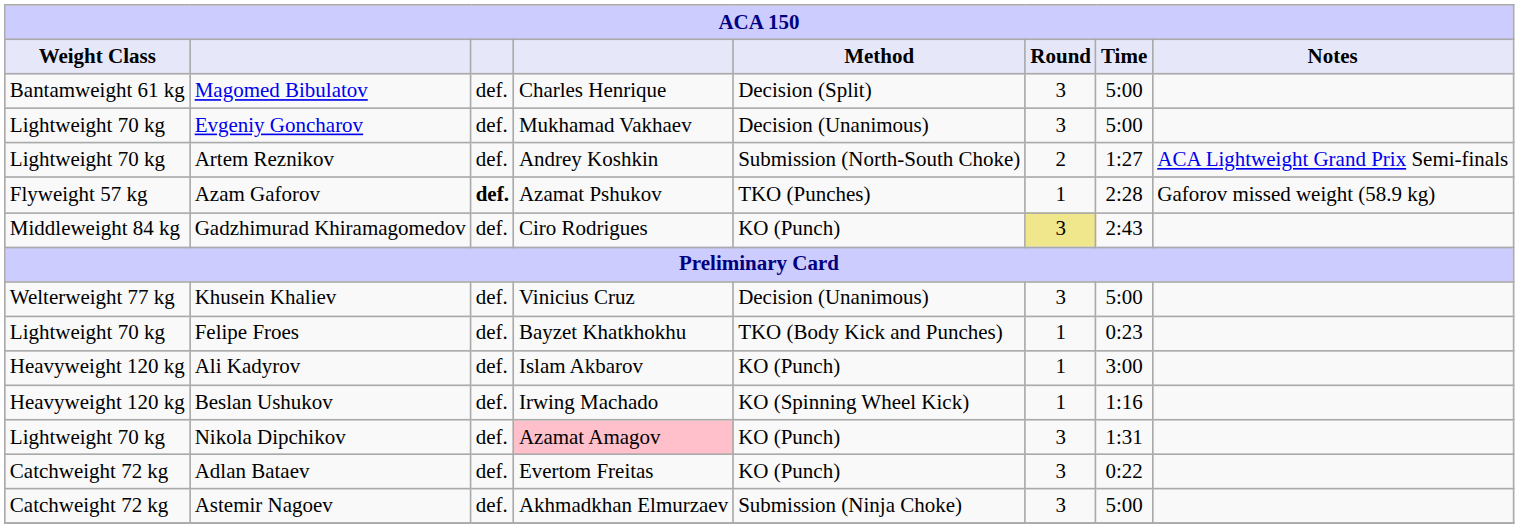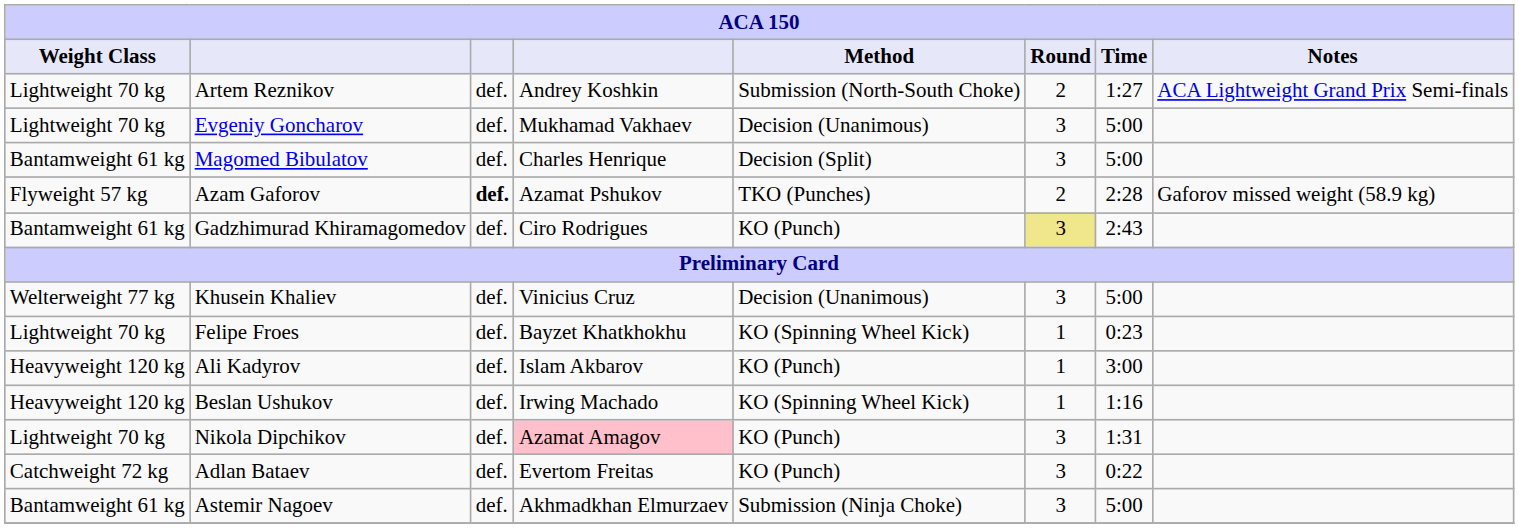rows swapped: (264, 159) <-> (281, 90)
(1061, 194) 1 -> (1061, 194) 2
(95, 229) Middleweight 84 kg -> (97, 229) Bantamweight 61 kg
(870, 332) TKO (Body Kick and Punches) -> (854, 332) KO (Spinning Wheel Kick)
(89, 505) Catchweight 72 kg -> (97, 505) Bantamweight 61 kg
